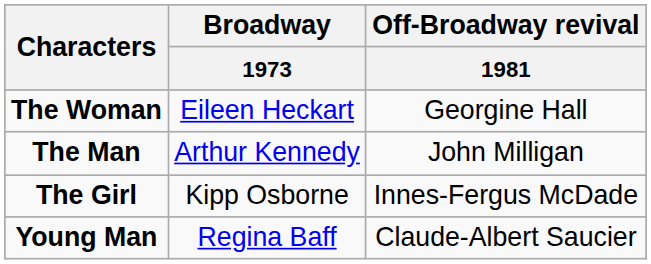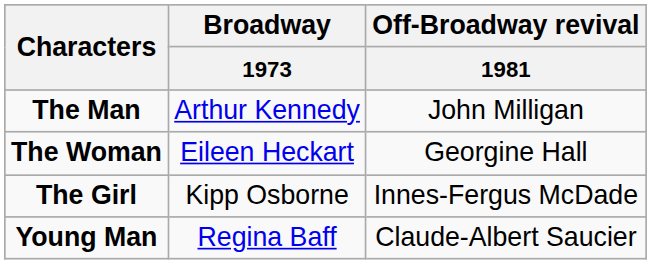rows swapped: (86, 110) <-> (86, 152)
